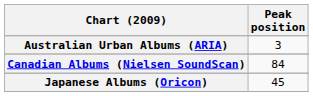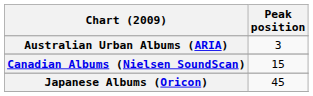(278, 64) 84 -> (278, 64) 15
